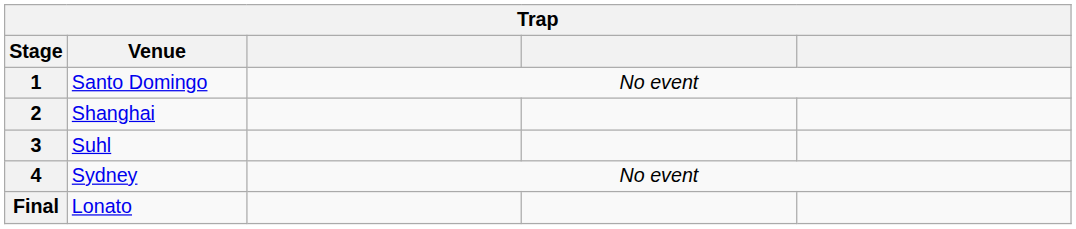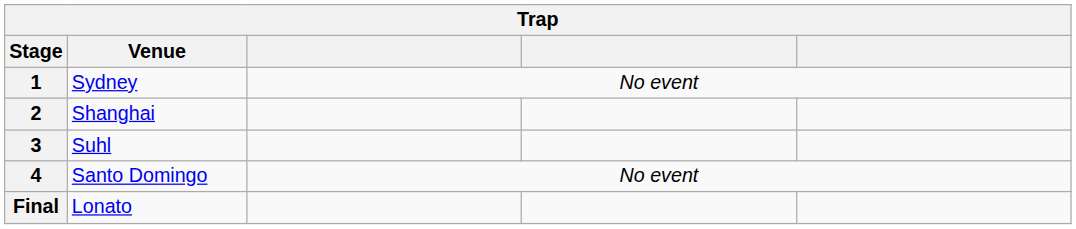(140, 82) Santo Domingo -> (105, 82) Sydney
(105, 176) Sydney -> (140, 176) Santo Domingo
